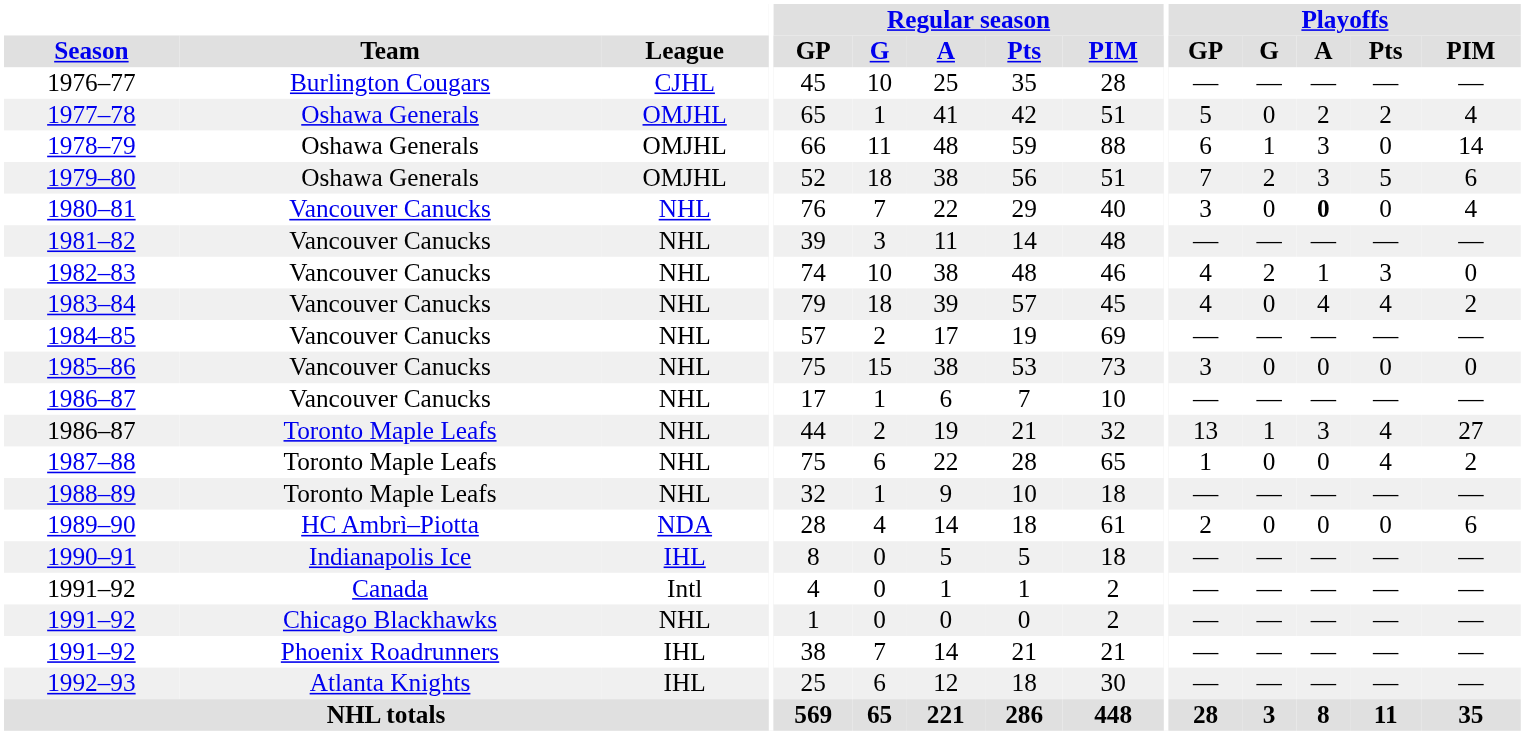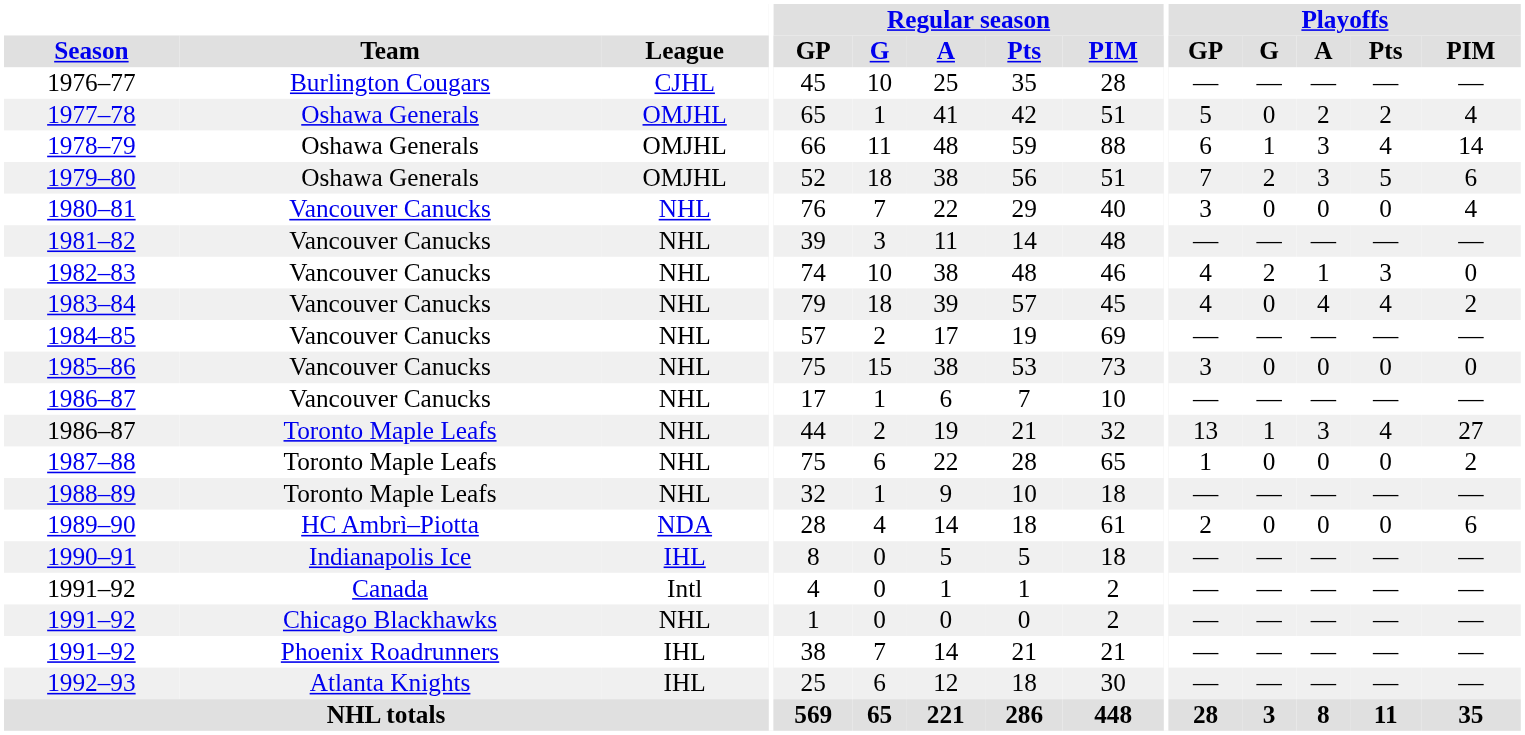(1386, 145) 0 -> (1386, 145) 4
(1323, 209) bold -> (1323, 209) normal
(1386, 461) 4 -> (1386, 461) 0
